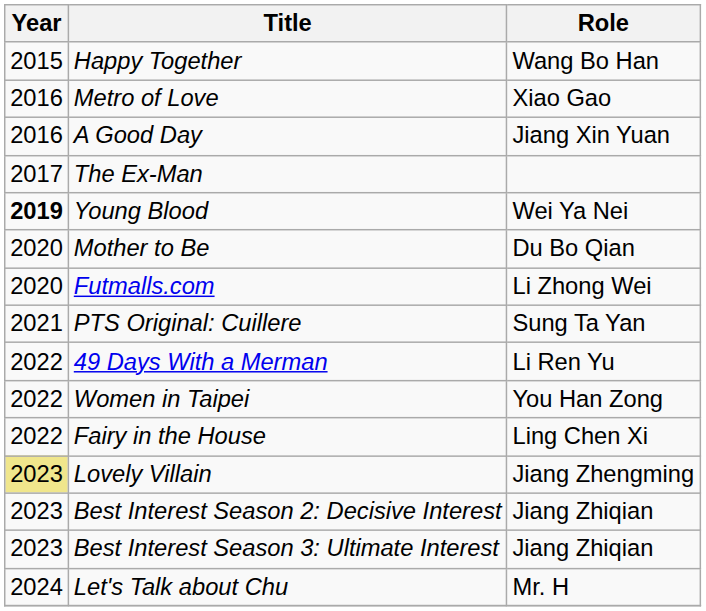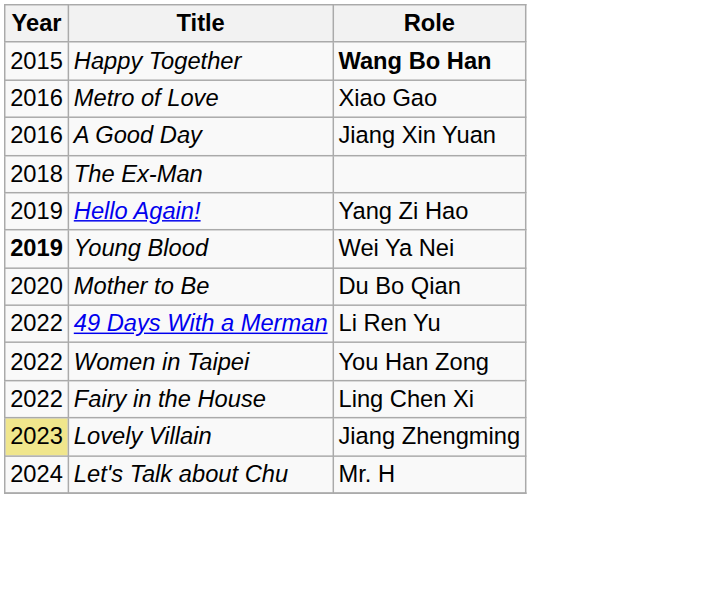(586, 60) normal -> (415, 60) bold
(37, 173) 2017 -> (37, 173) 2018
+ row: (137, 211)
- row: (144, 286)
- row: (188, 323)
- row: (288, 511)
- row: (286, 549)
